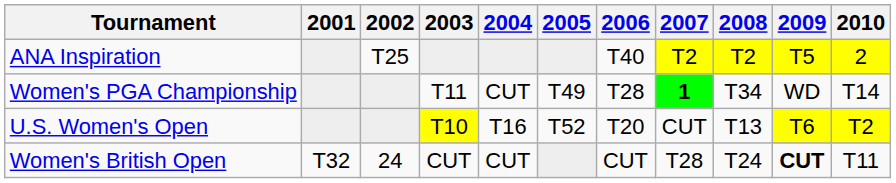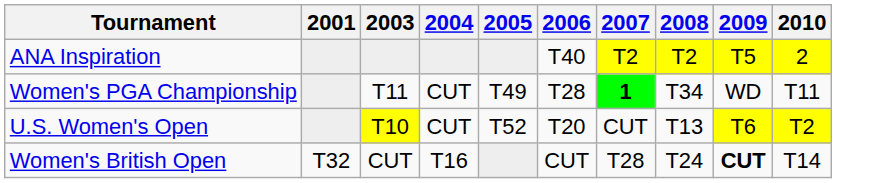- column: (390, 22)
(861, 92) T14 -> (802, 92) T11
(508, 126) T16 -> (449, 126) CUT
(508, 161) CUT -> (449, 161) T16
(861, 161) T11 -> (802, 161) T14
